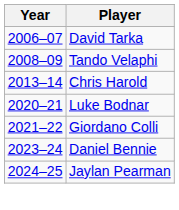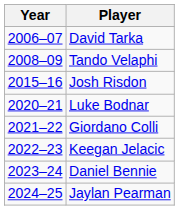- row: (108, 82)
+ row: (108, 82)
+ row: (117, 149)
